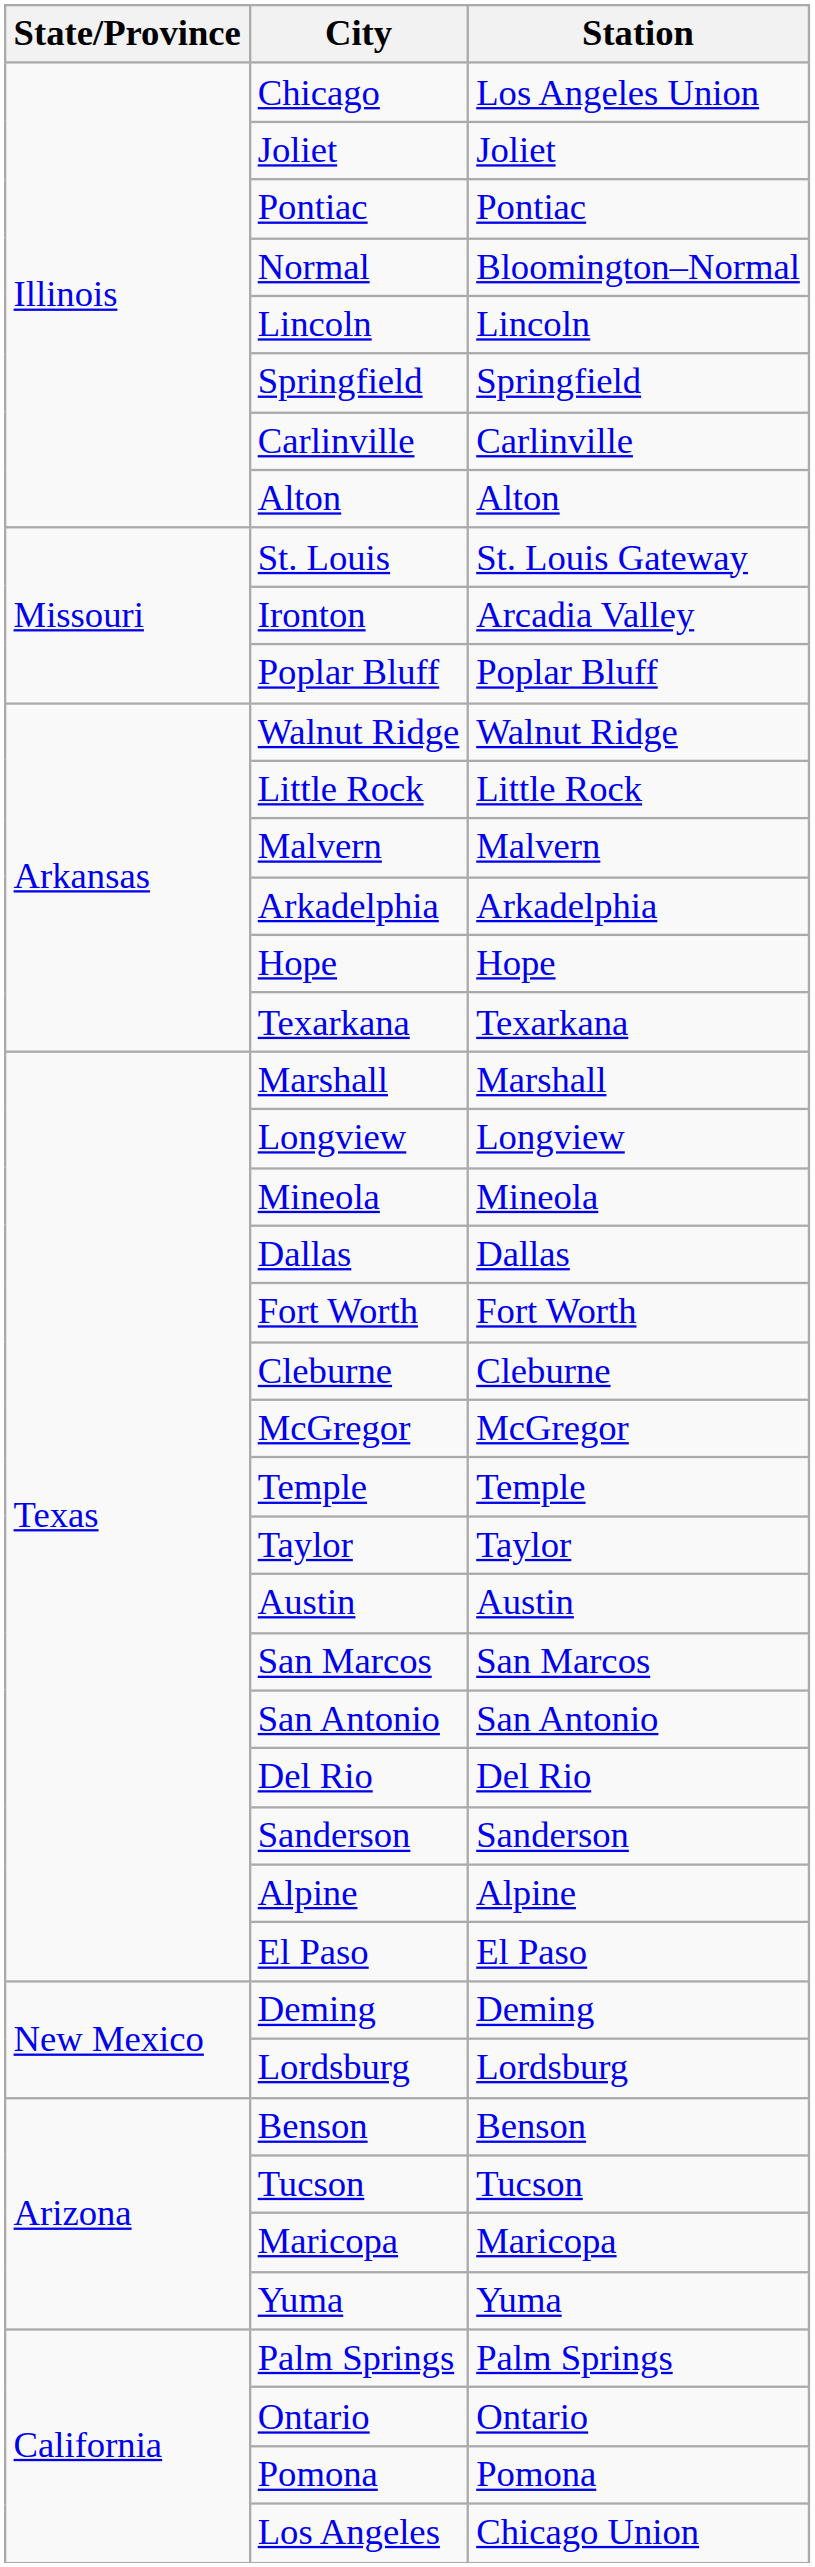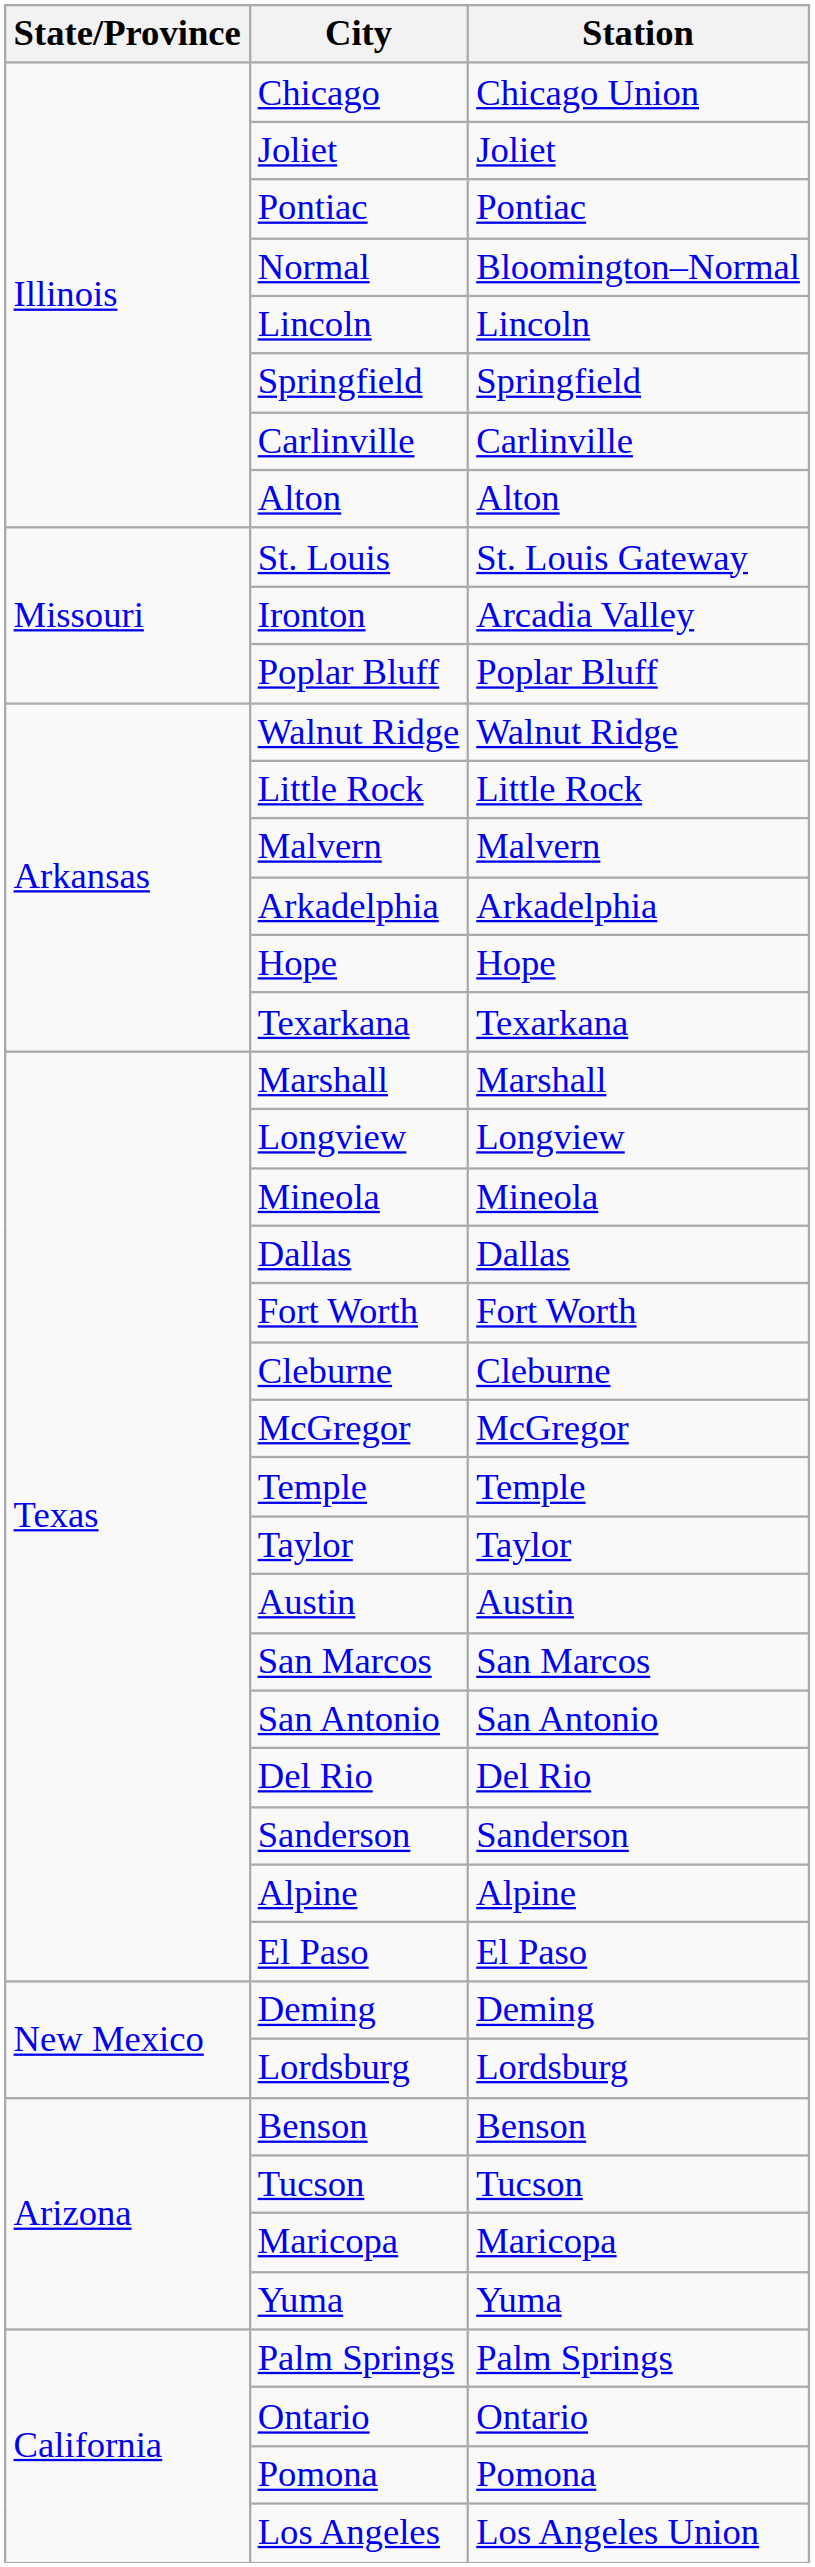(618, 91) Los Angeles Union -> (588, 91) Chicago Union
(588, 2532) Chicago Union -> (618, 2532) Los Angeles Union
